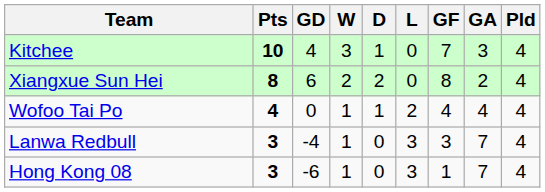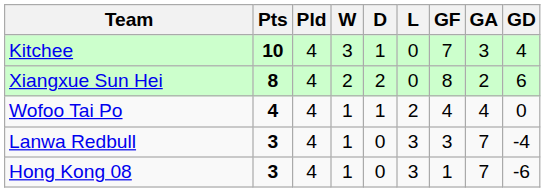columns swapped: (521, 19) <-> (311, 19)
